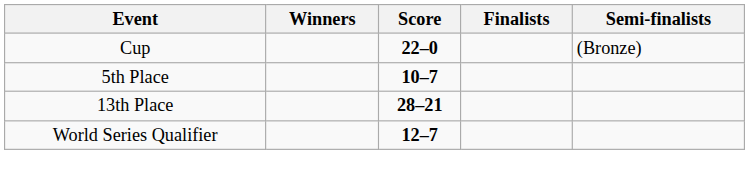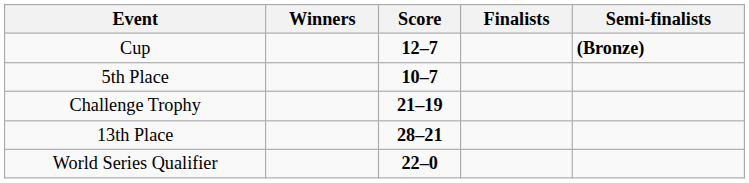(420, 47) 22–0 -> (420, 47) 12–7
(609, 47) normal -> (611, 47) bold
+ row: (135, 105)
(420, 134) 12–7 -> (420, 163) 22–0
